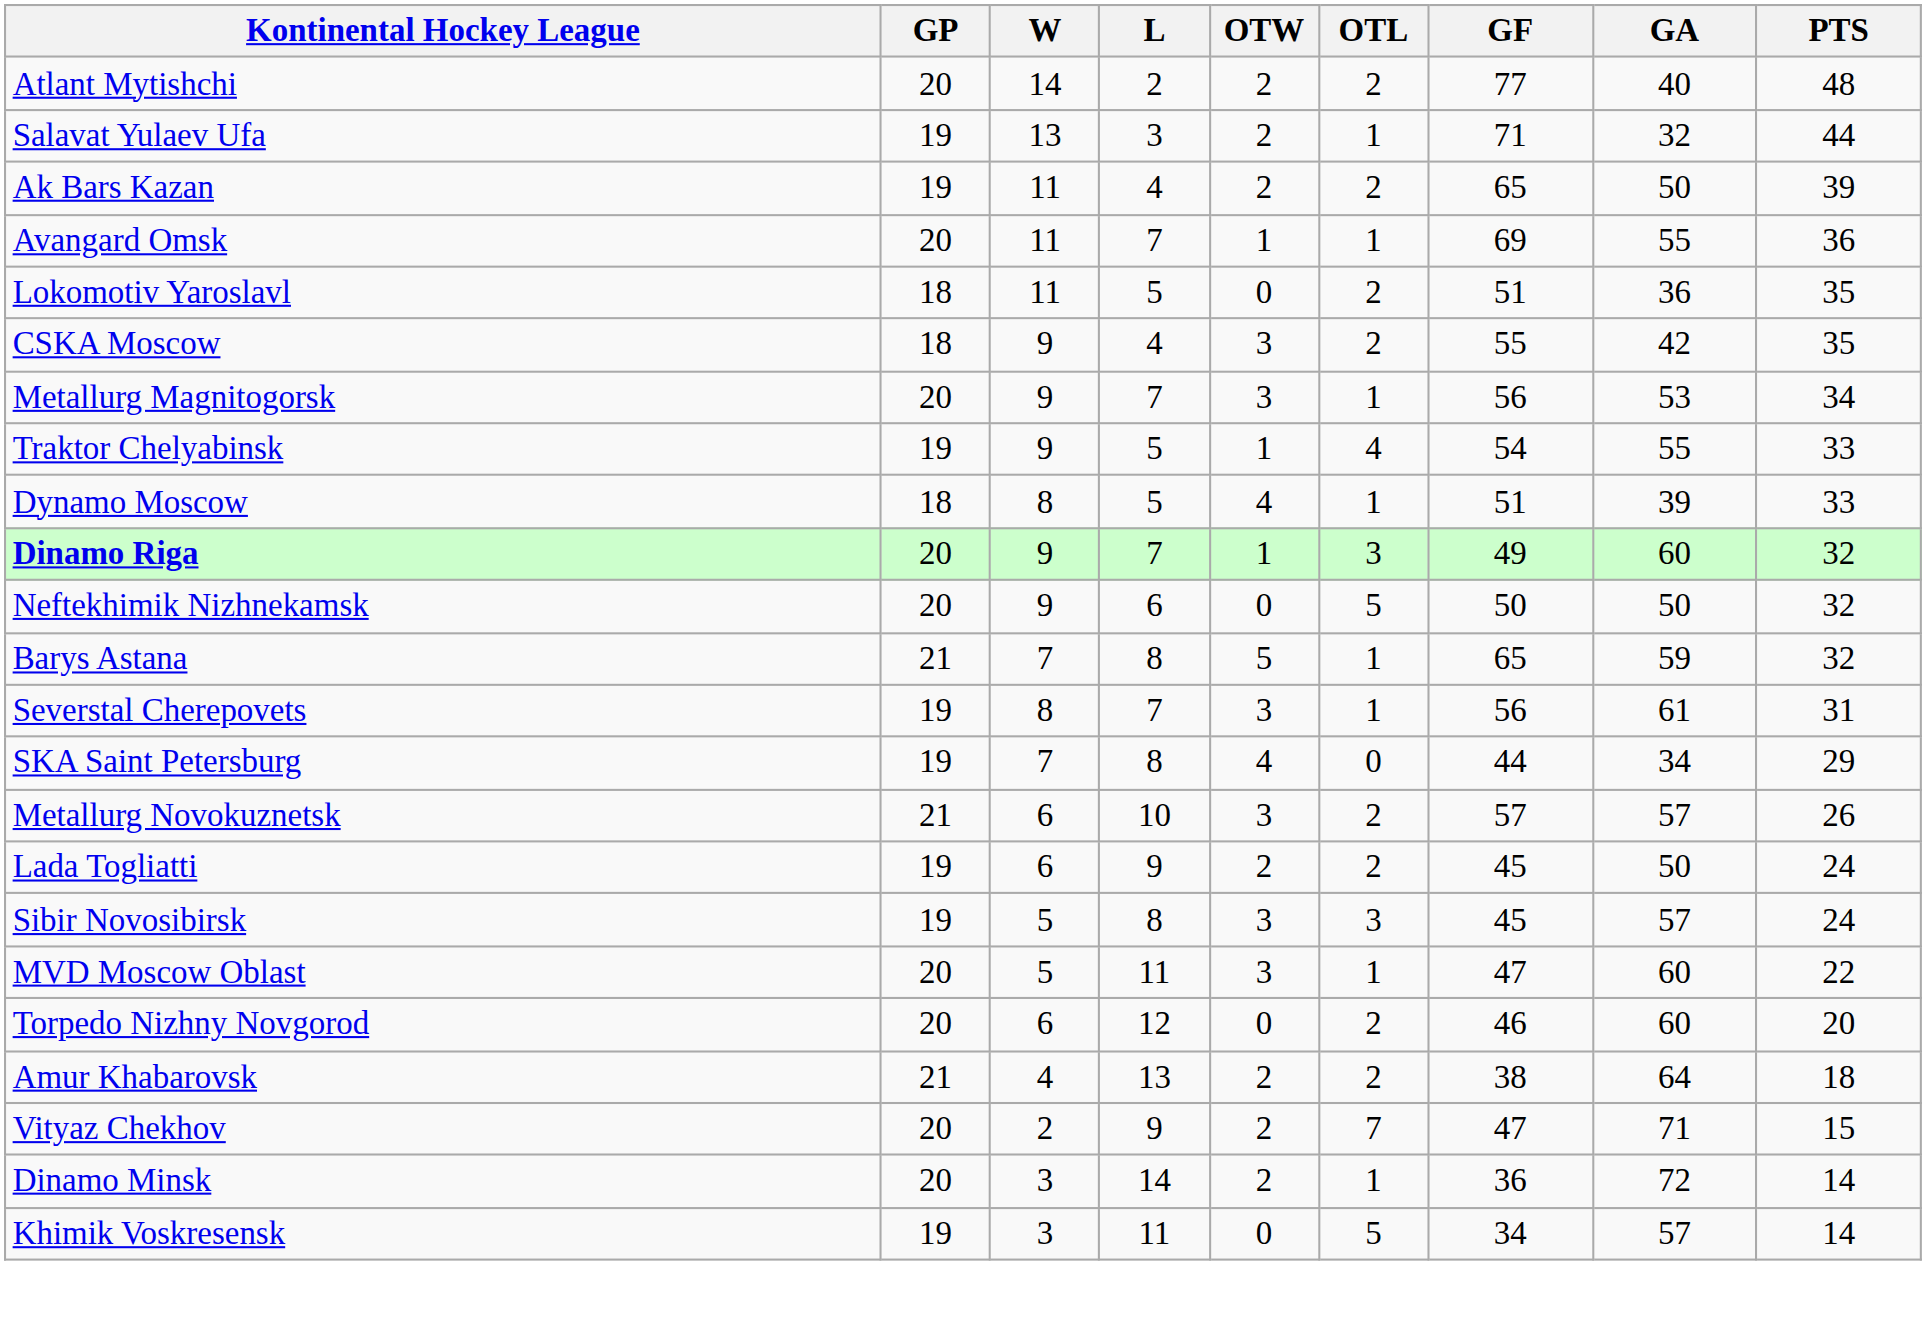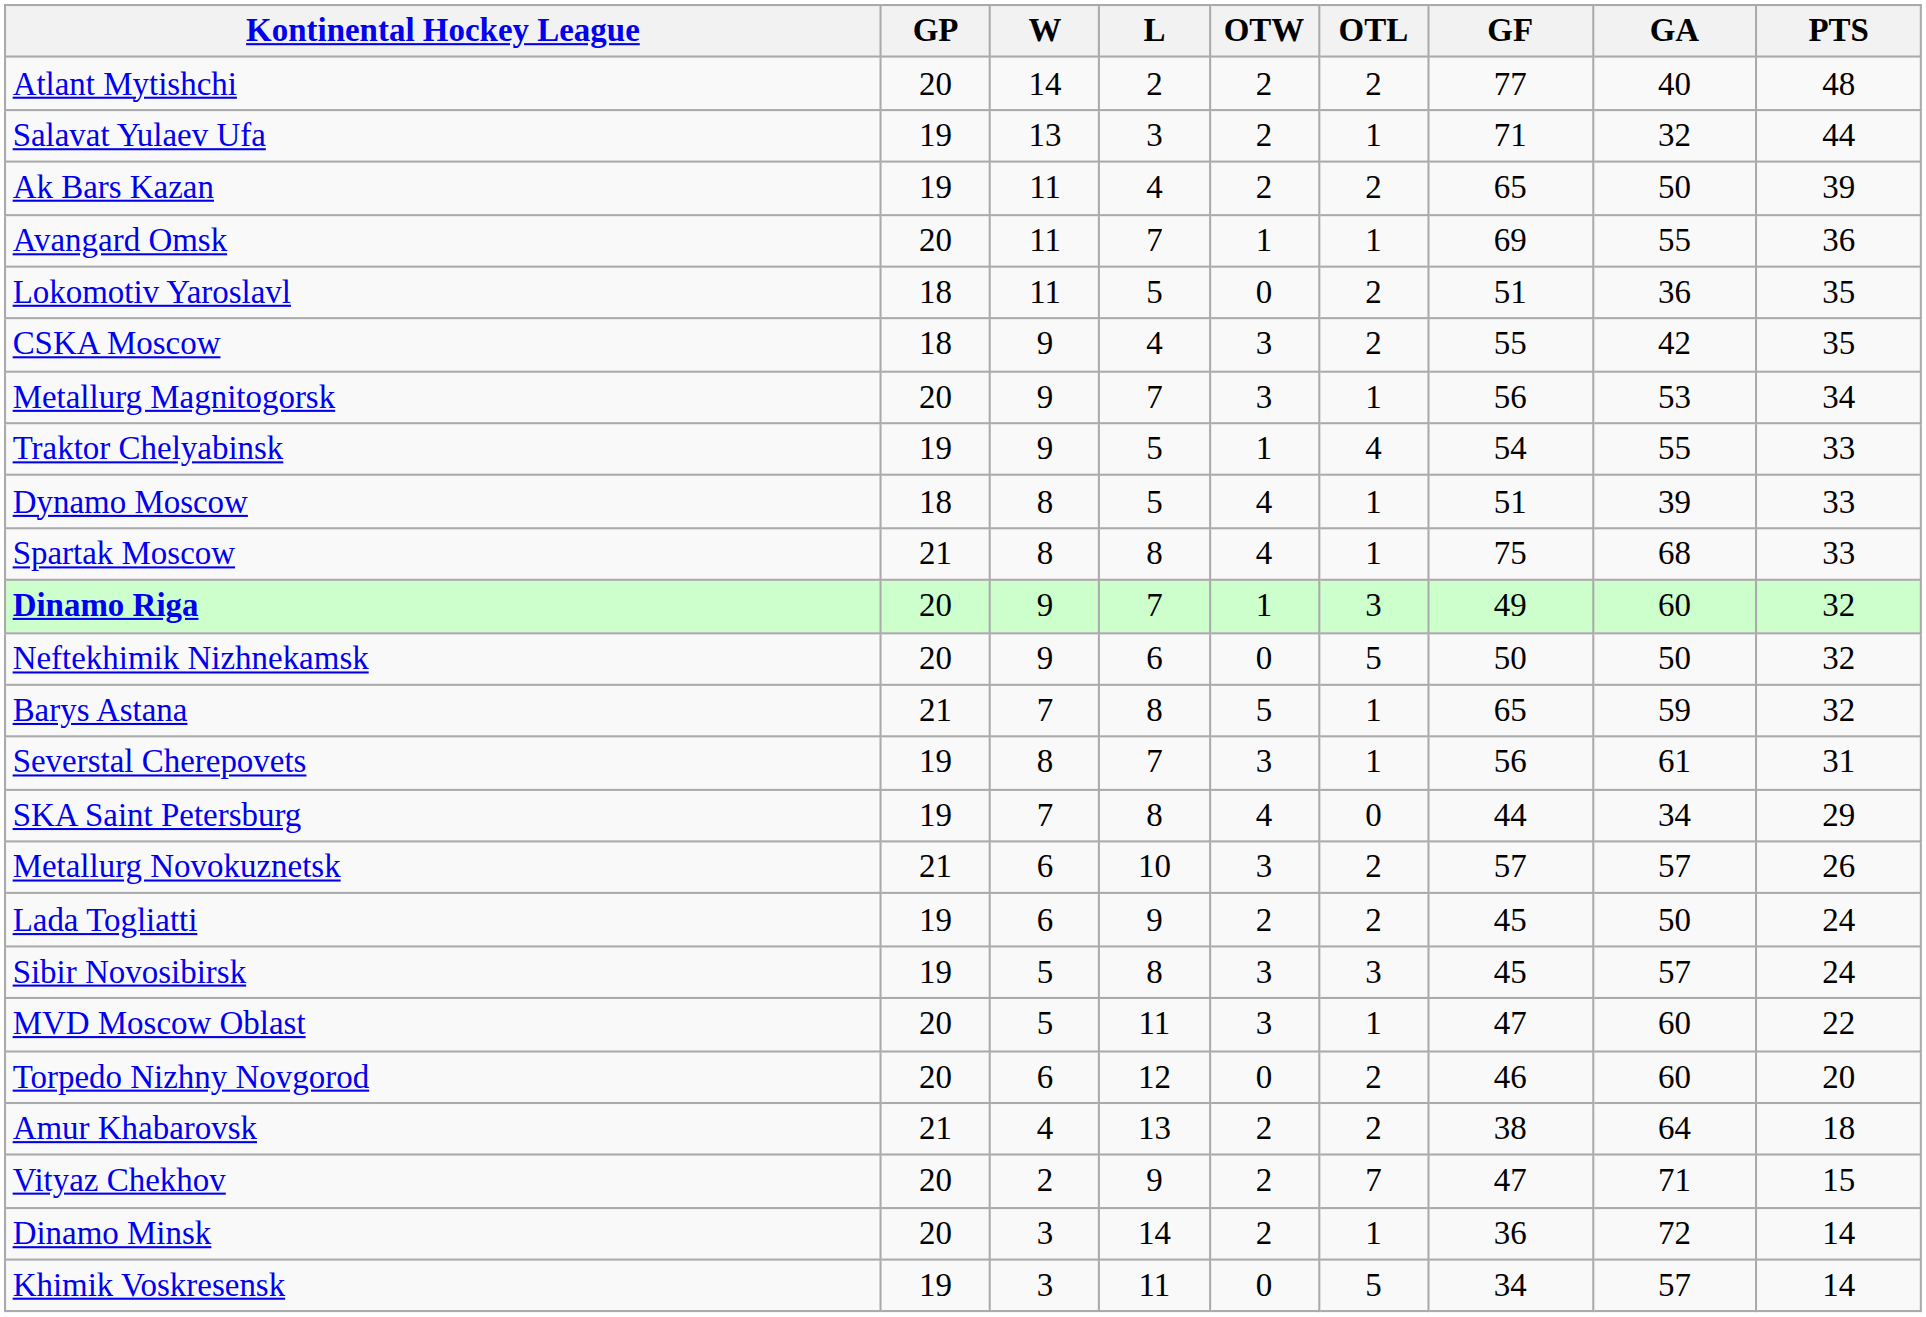+ row: (124, 553)
